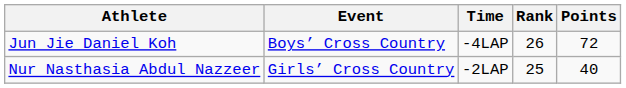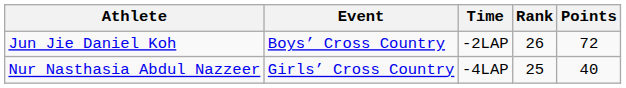(485, 44) -4LAP -> (485, 44) -2LAP
(485, 70) -2LAP -> (485, 70) -4LAP
